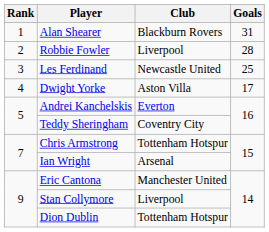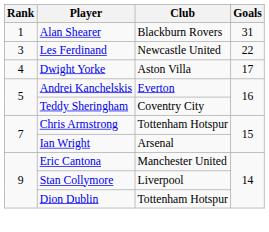- row: (75, 50)
(248, 69) 25 -> (248, 50) 22
